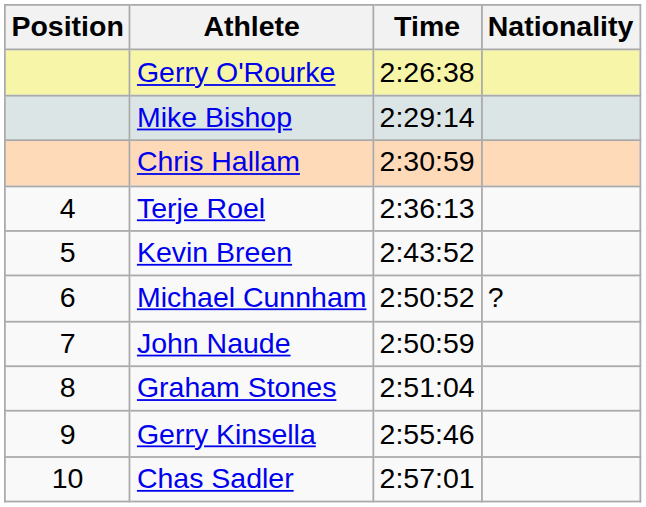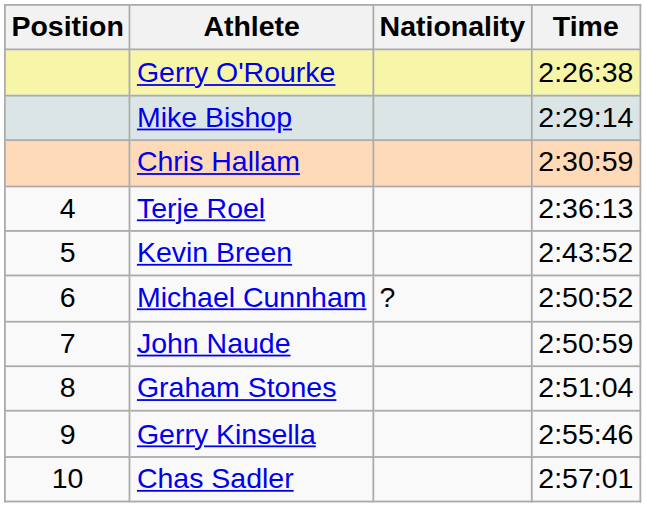columns swapped: (561, 27) <-> (427, 27)
